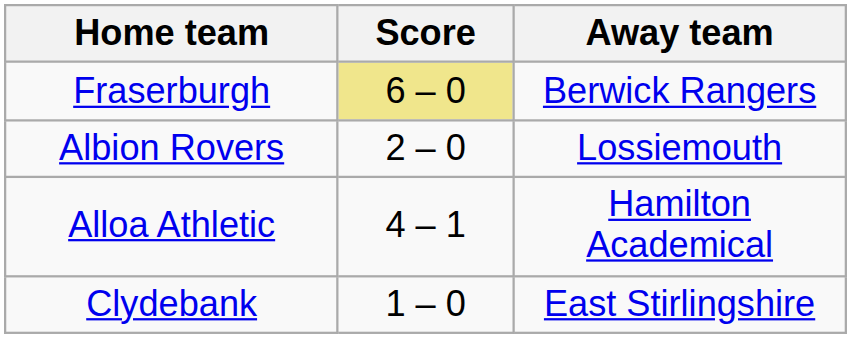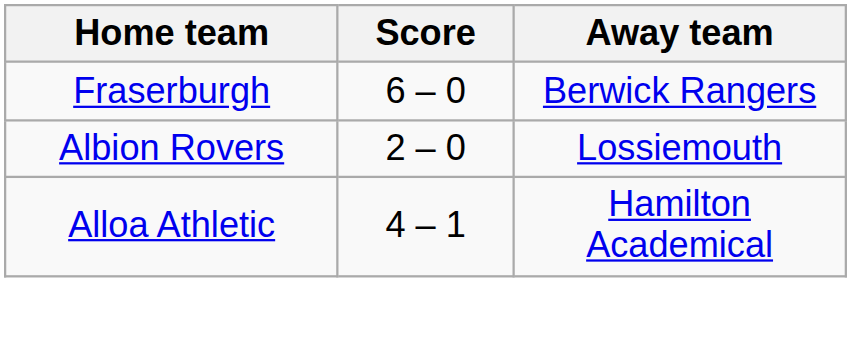(426, 90) khaki background -> (426, 90) no background
- row: (172, 303)
